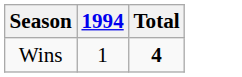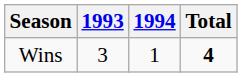+ column: (103, 21)
